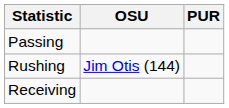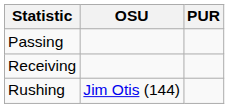rows swapped: (37, 66) <-> (42, 90)
